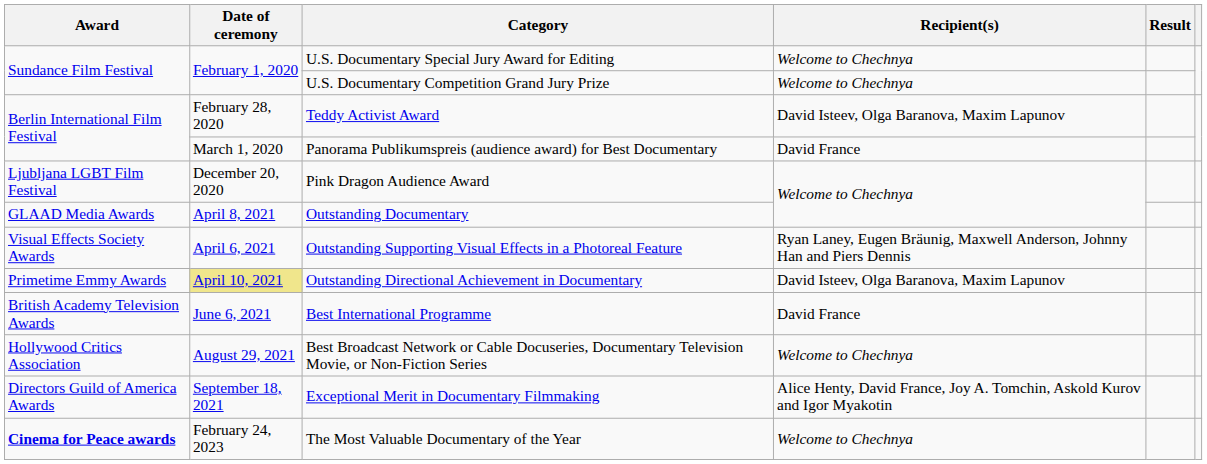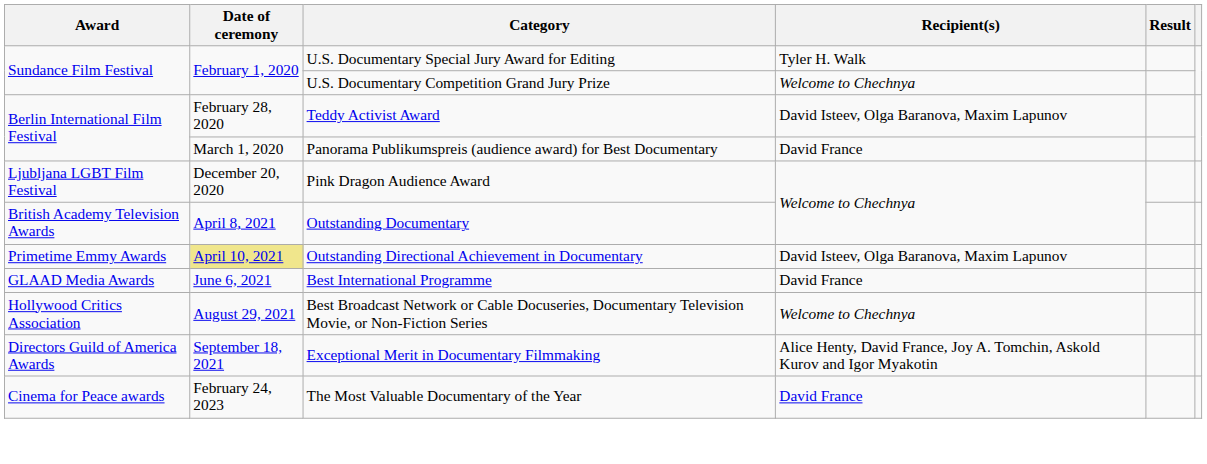(845, 58) Welcome to Chechnya -> (823, 58) Tyler H. Walk
(81, 214) GLAAD Media Awards -> (94, 223) British Academy Television Awards
- row: (494, 247)
(94, 313) British Academy Television Awards -> (81, 280) GLAAD Media Awards
(92, 438) bold -> (86, 396) normal
(845, 438) Welcome to Chechnya -> (821, 396) David France
